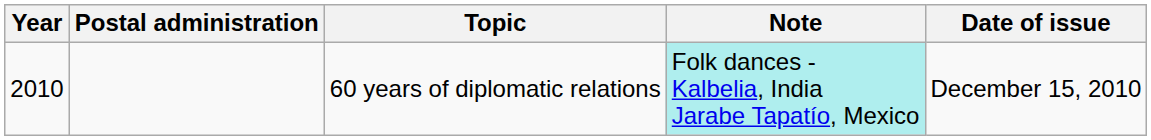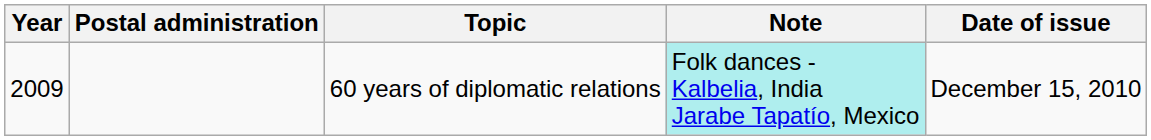(37, 88) 2010 -> (37, 88) 2009
